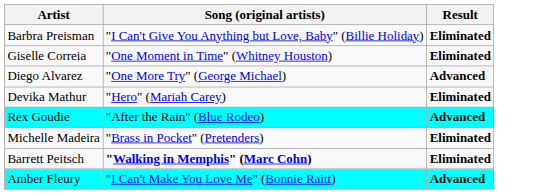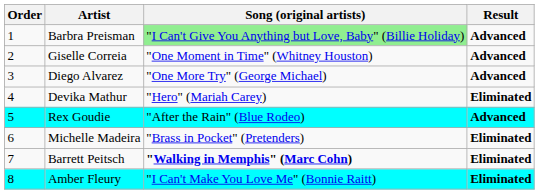+ column: (25, 14)
(265, 35) no background -> (305, 35) lightgreen background
(460, 35) Eliminated -> (498, 35) Advanced
(460, 55) Eliminated -> (498, 55) Advanced
(457, 179) Advanced -> (501, 179) Eliminated
